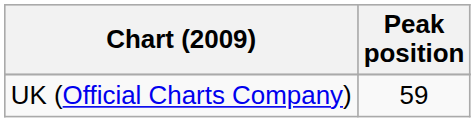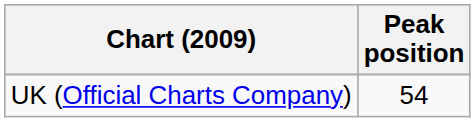(414, 95) 59 -> (414, 95) 54
